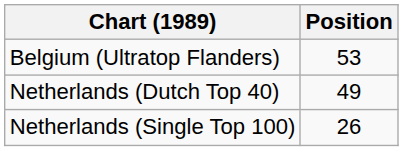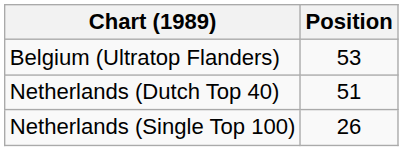(349, 92) 49 -> (349, 92) 51
